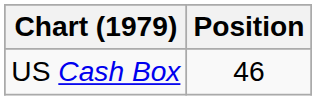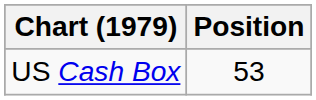(249, 71) 46 -> (249, 71) 53
